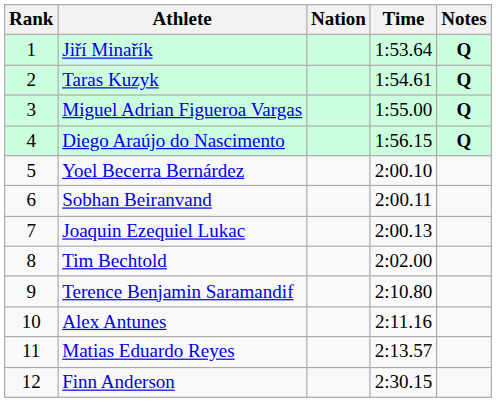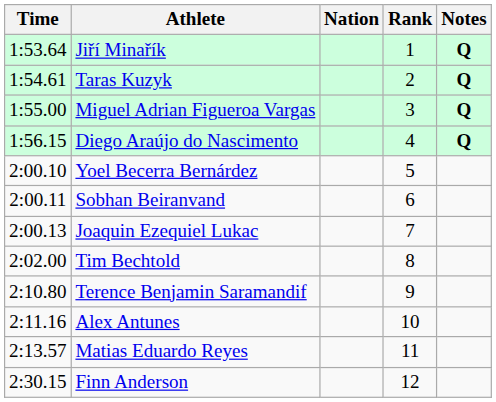columns swapped: (31, 19) <-> (404, 19)
